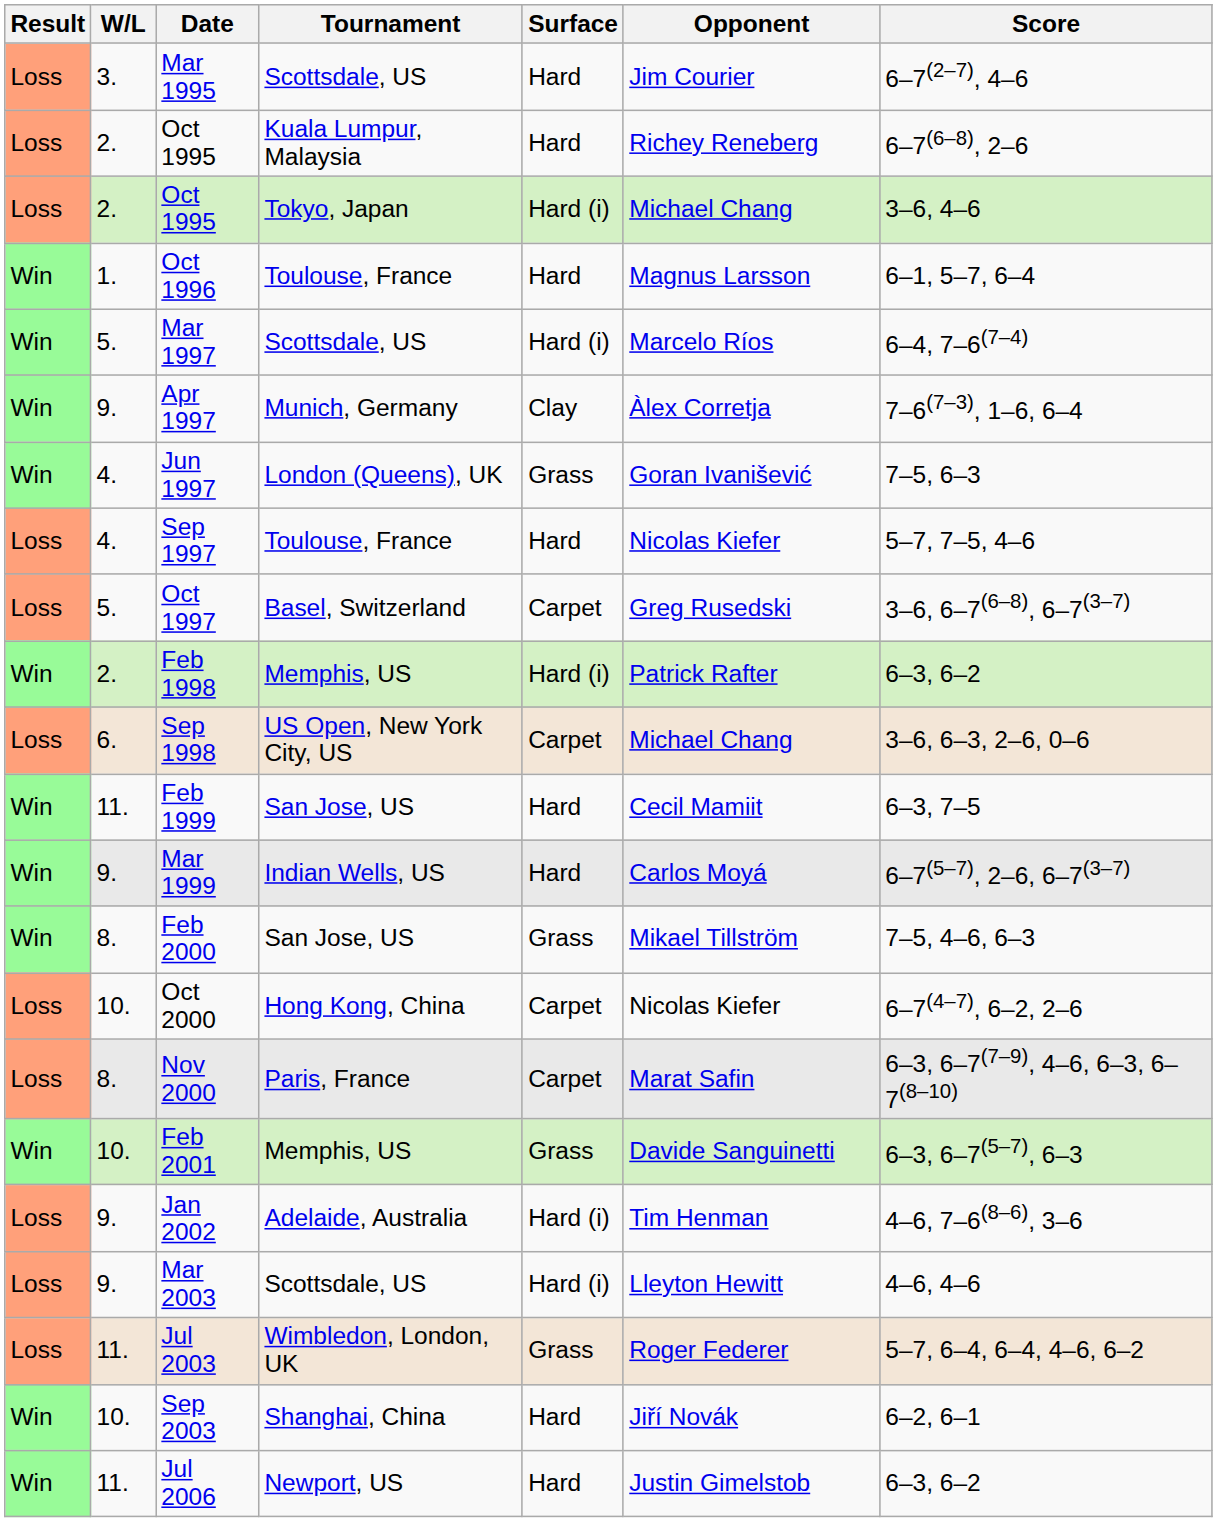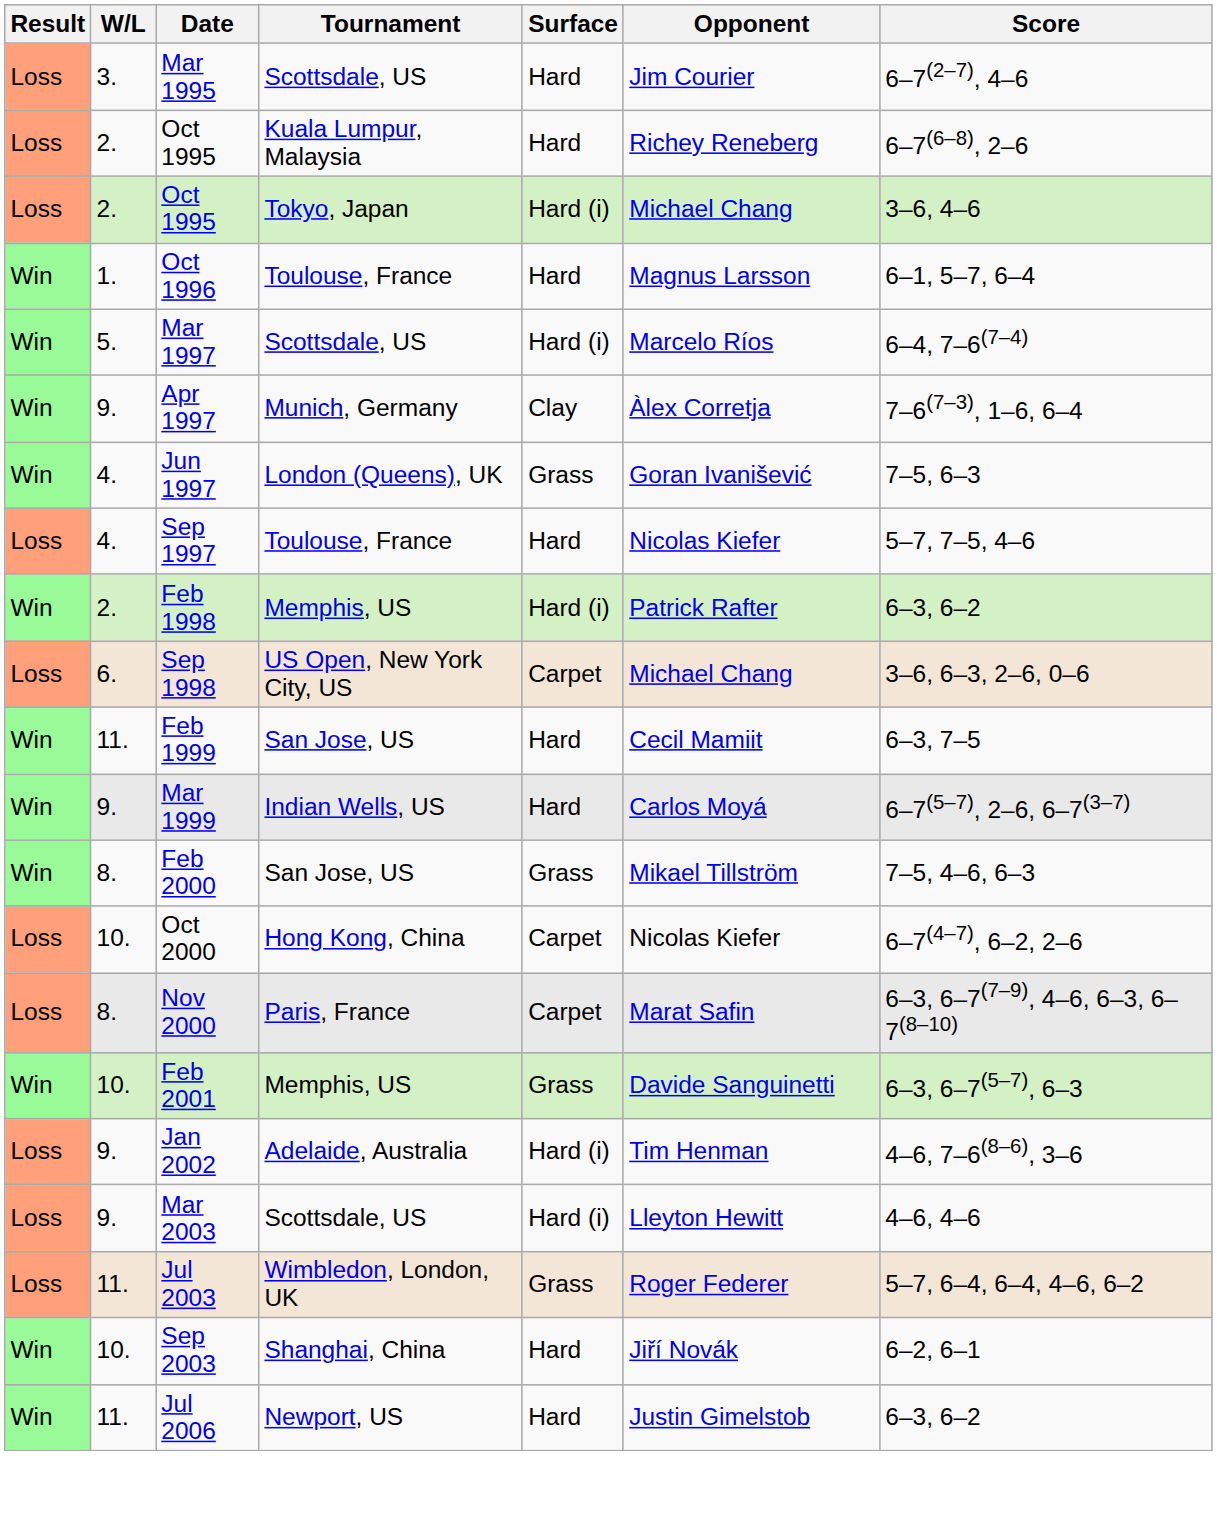- row: (189, 607)
